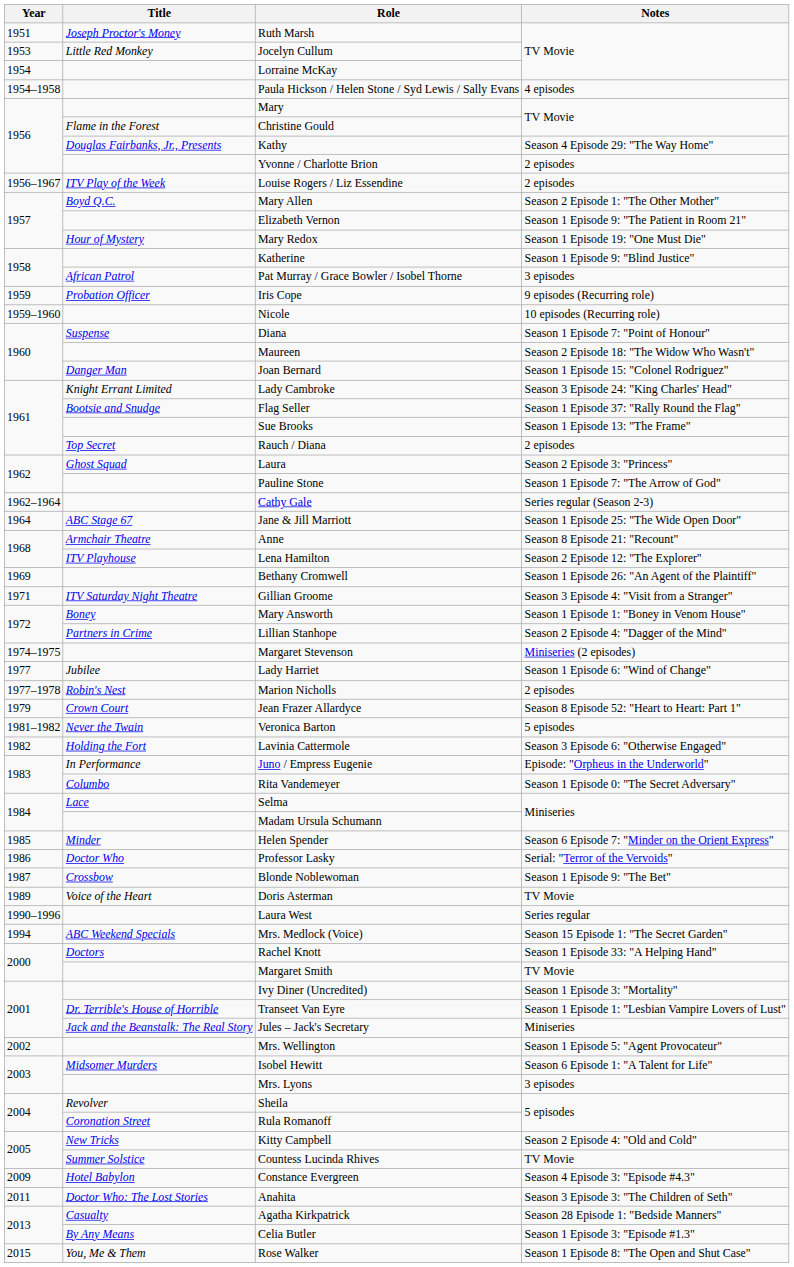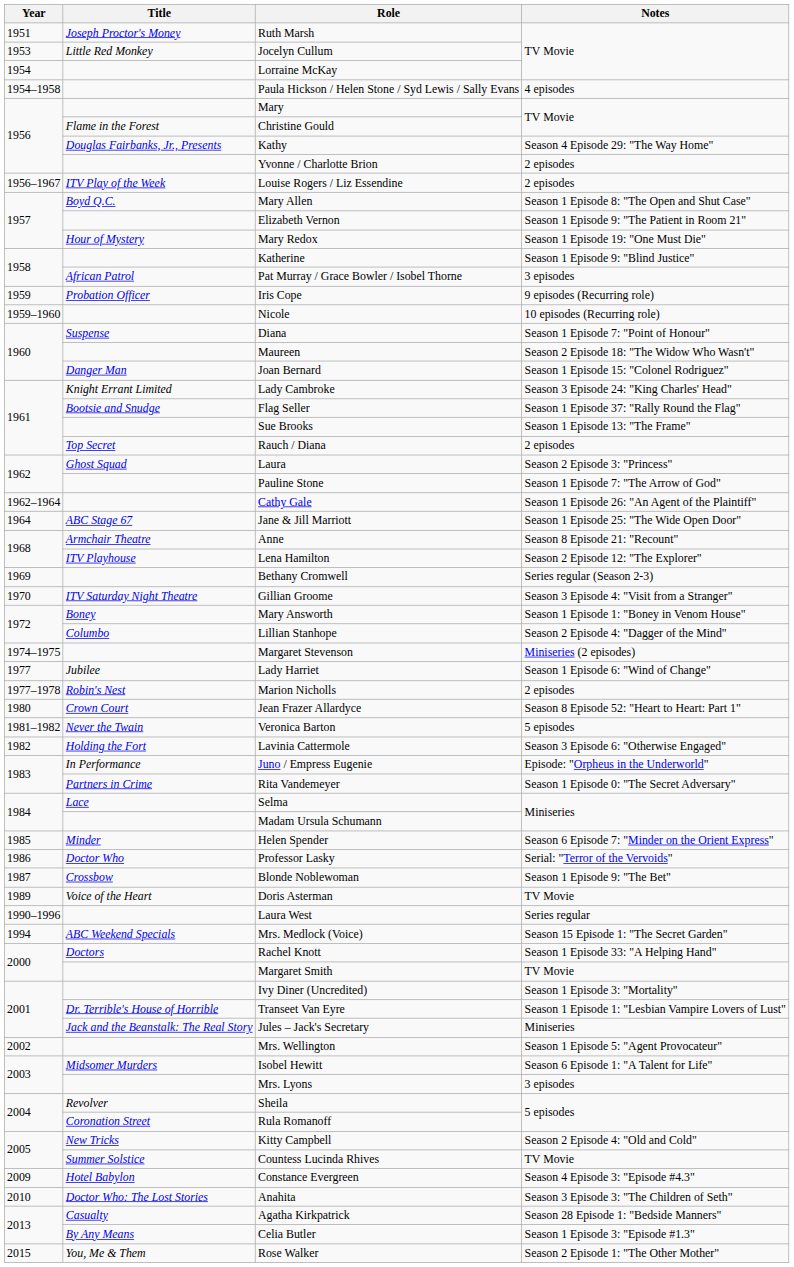(622, 201) Season 2 Episode 1: "The Other Mother" -> (638, 201) Season 1 Episode 8: "The Open and Shut Case"
(589, 502) Series regular (Season 2-3) -> (641, 502) Season 1 Episode 26: "An Agent of the Plaintiff"
(641, 577) Season 1 Episode 26: "An Agent of the Plaintiff" -> (589, 577) Series regular (Season 2-3)
(19, 595) 1971 -> (19, 595) 1970
(109, 633) Partners in Crime -> (88, 633) Columbo
(19, 708) 1979 -> (19, 708) 1980
(88, 783) Columbo -> (109, 783) Partners in Crime
(19, 1196) 2011 -> (19, 1196) 2010
(638, 1253) Season 1 Episode 8: "The Open and Shut Case" -> (622, 1253) Season 2 Episode 1: "The Other Mother"
